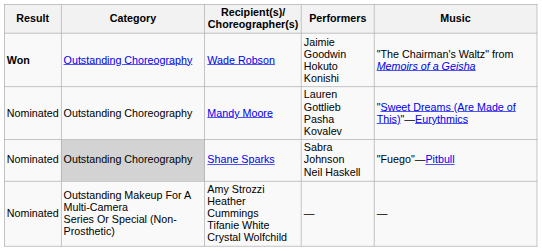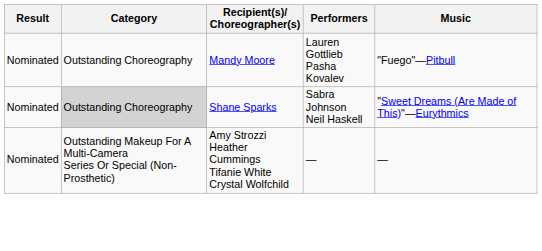- row: (241, 60)
(446, 113) "Sweet Dreams (Are Made of This)"—Eurythmics -> (416, 60) "Fuego"—Pitbull
(416, 160) "Fuego"—Pitbull -> (447, 107) "Sweet Dreams (Are Made of This)"—Eurythmics
